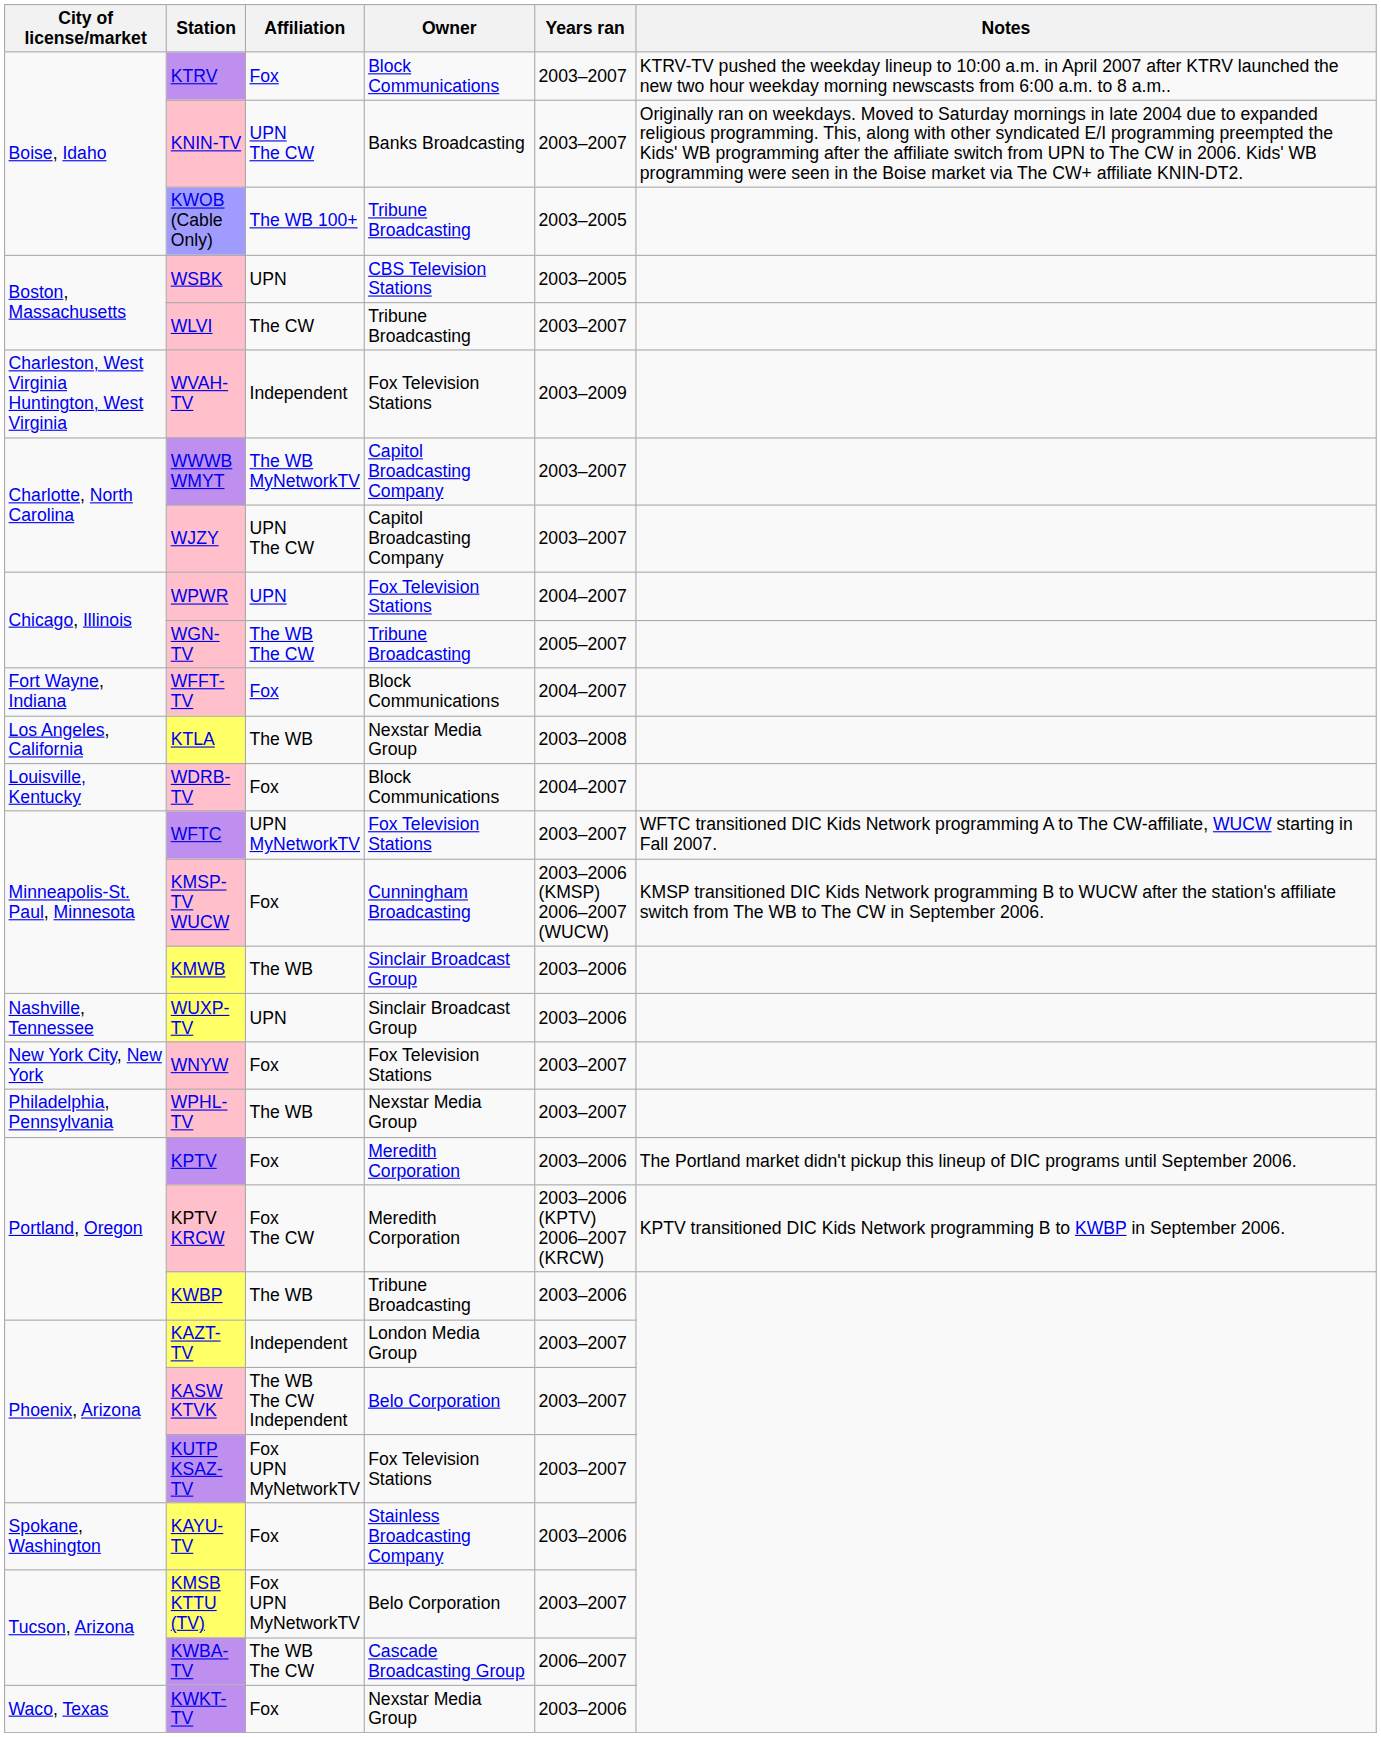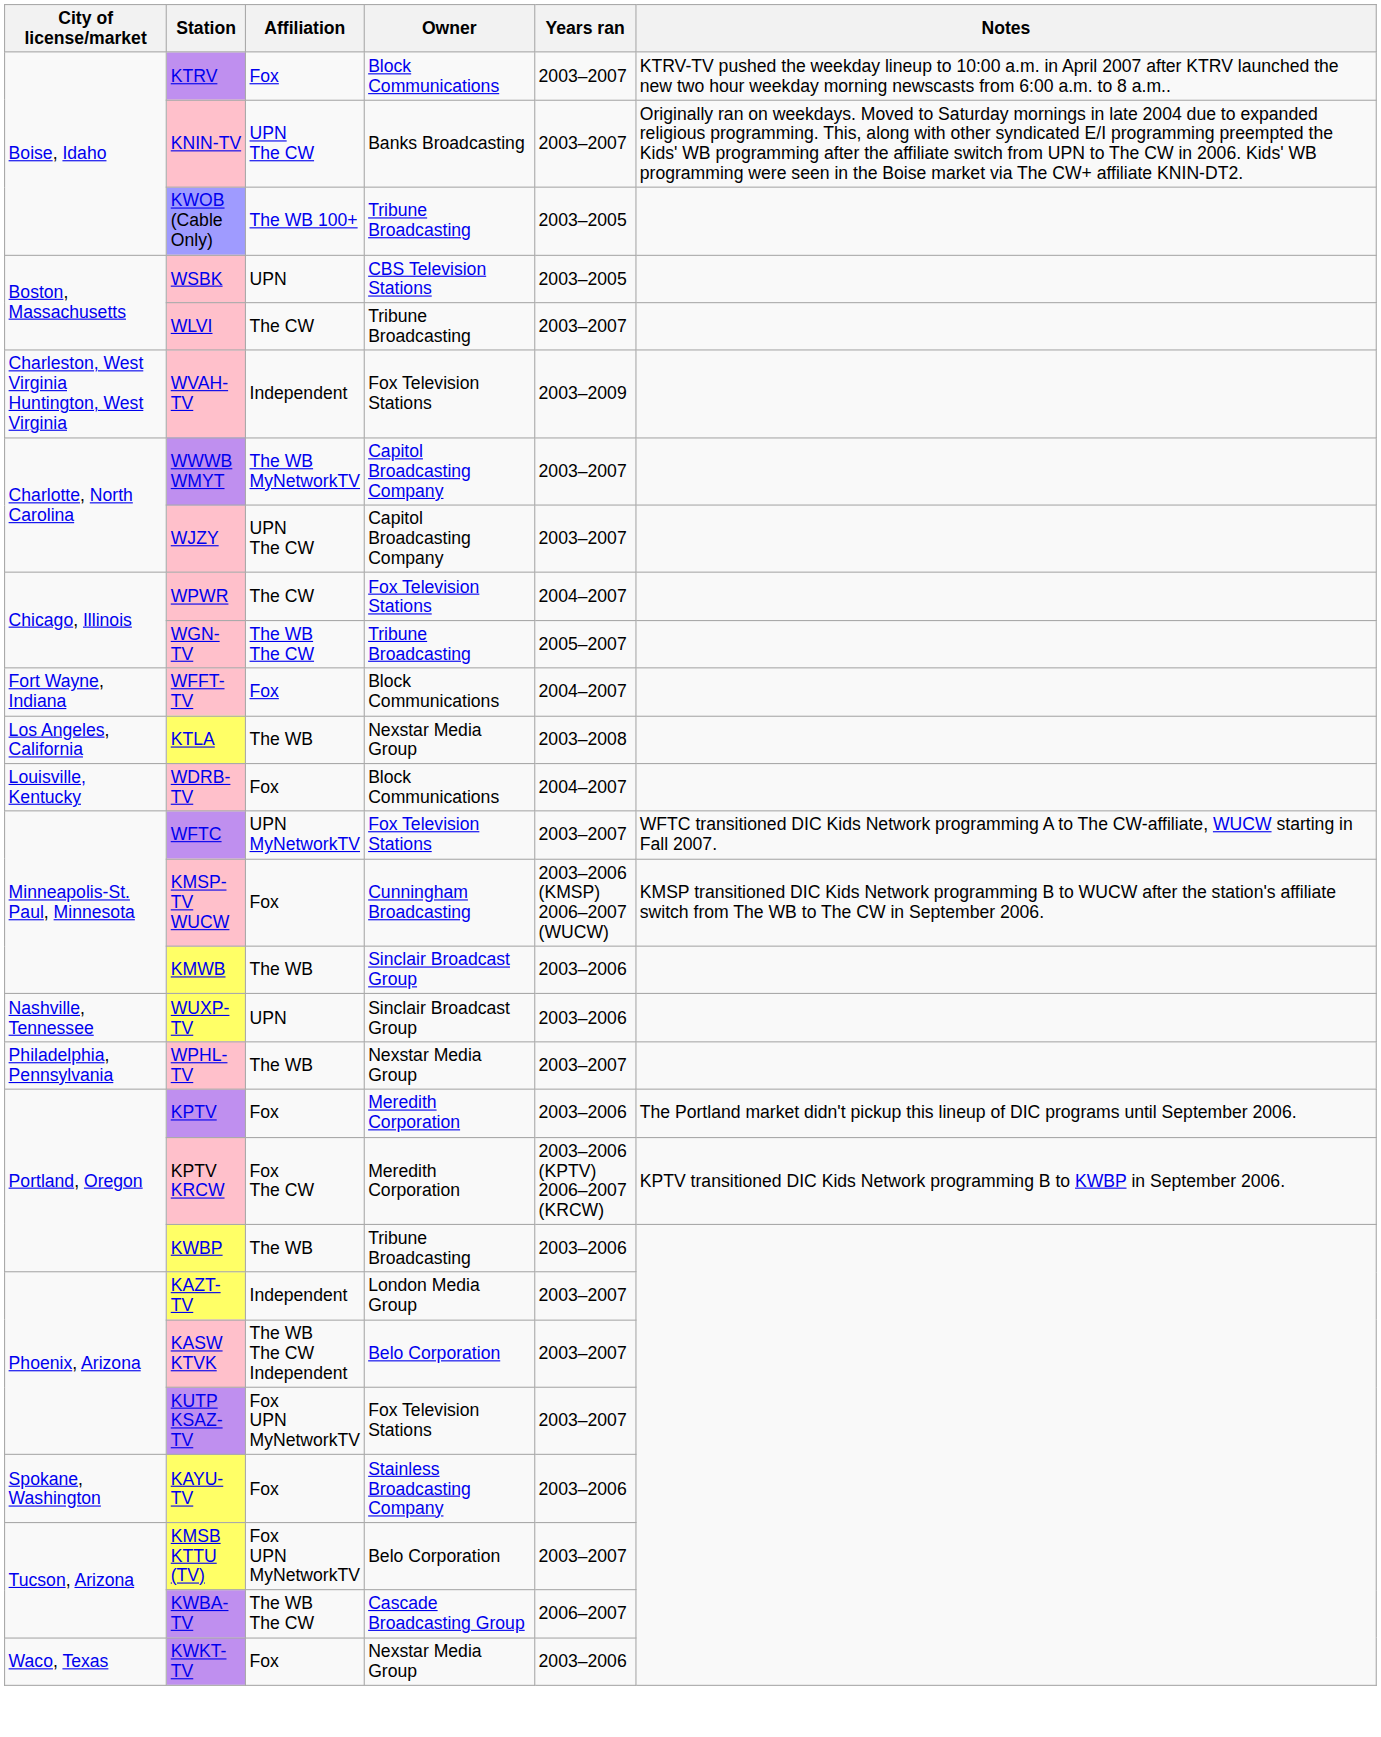(268, 596) UPN -> (282, 596) The CW
- row: (200, 1065)
